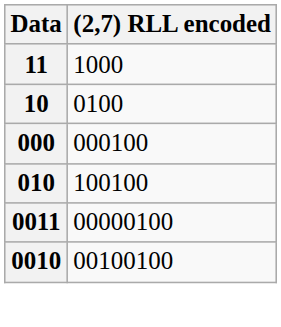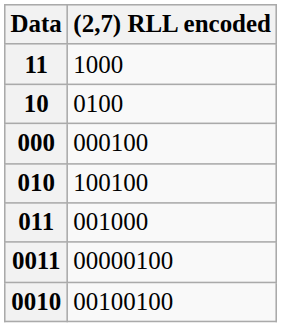+ row: (36, 222)
